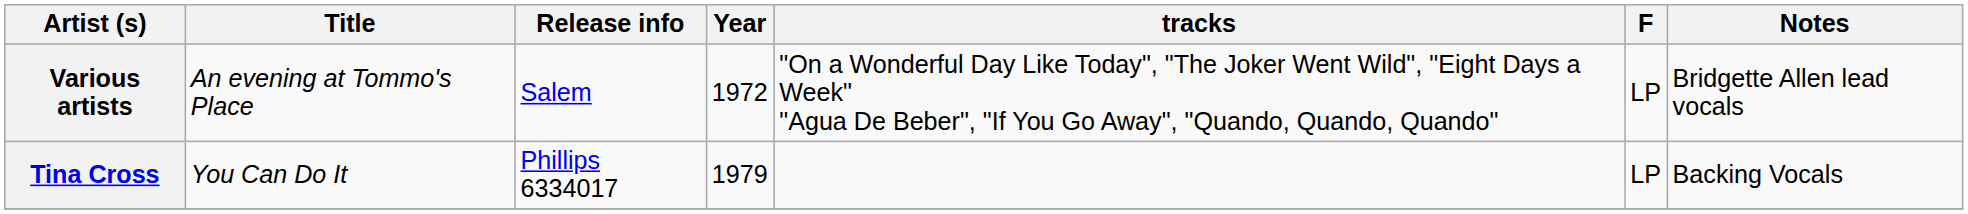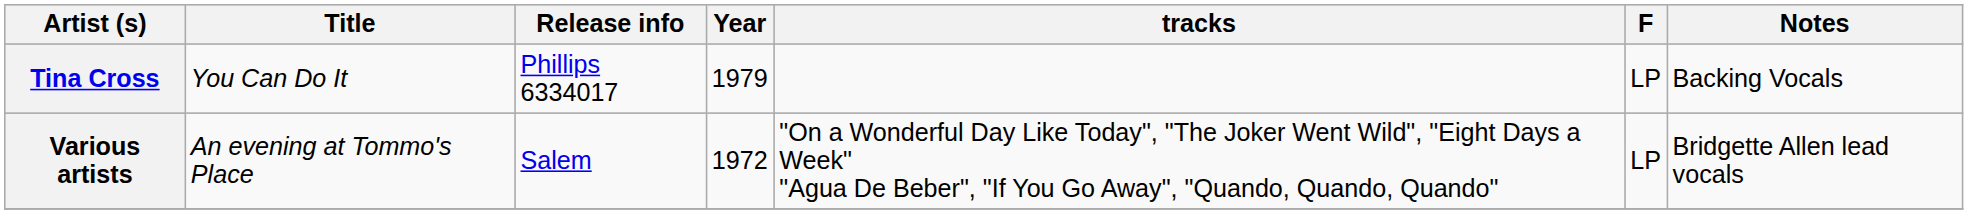rows swapped: (95, 92) <-> (95, 174)
